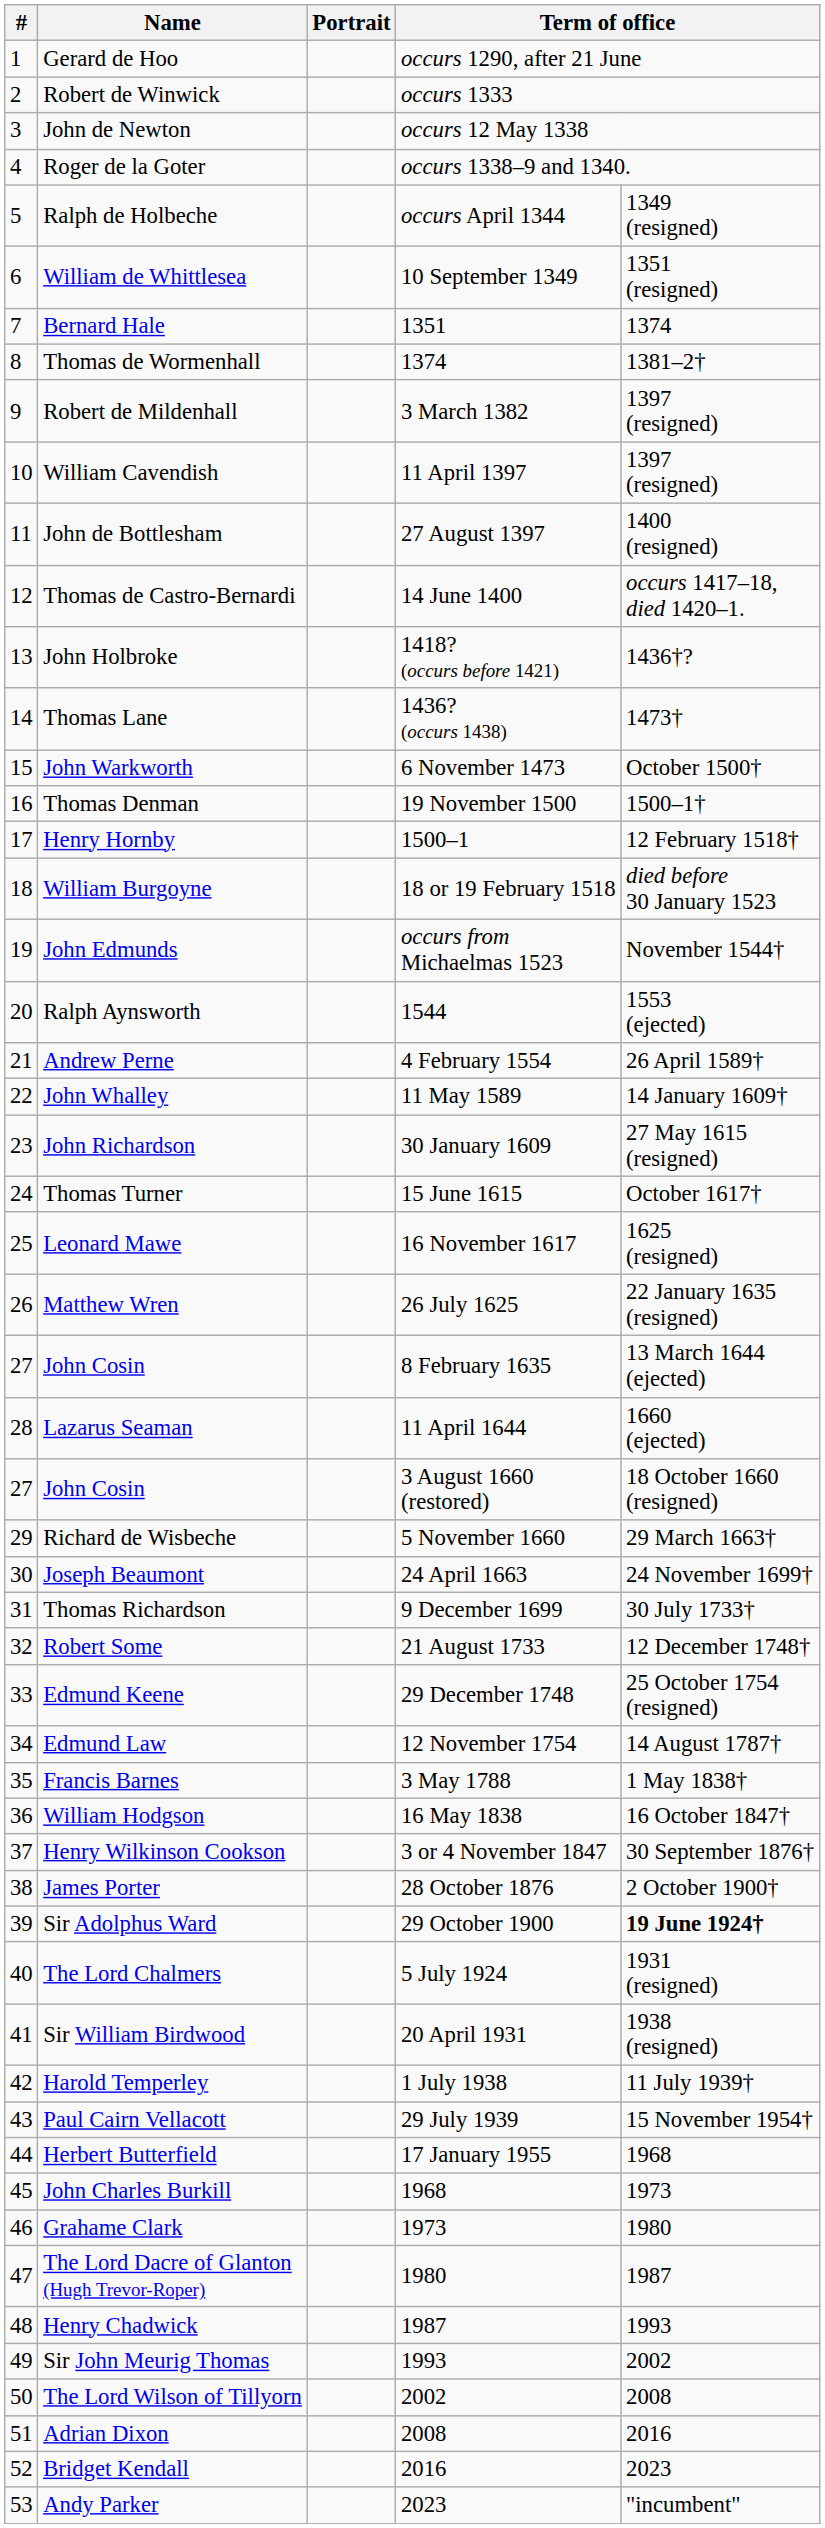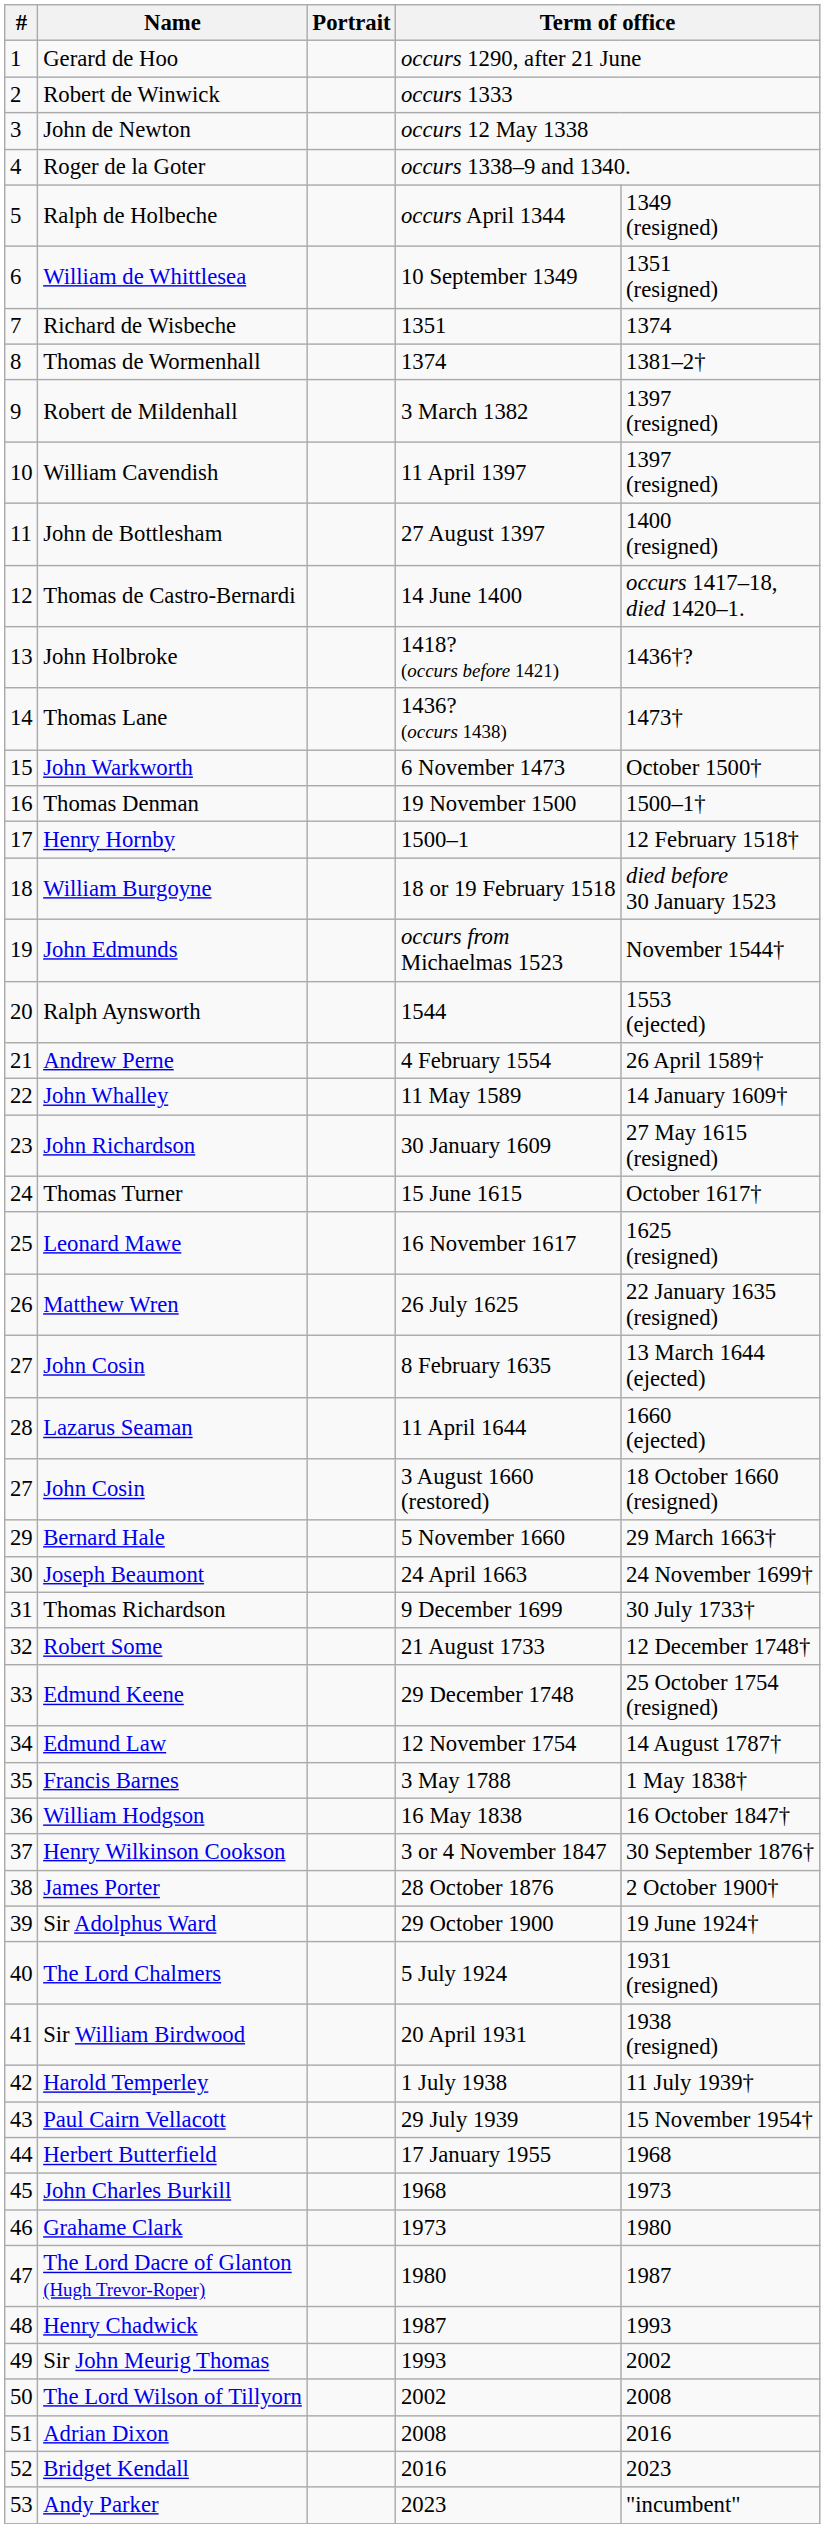(104, 325) Bernard Hale -> (140, 325) Richard de Wisbeche
(140, 1538) Richard de Wisbeche -> (104, 1538) Bernard Hale
(695, 1923) bold -> (692, 1923) normal
